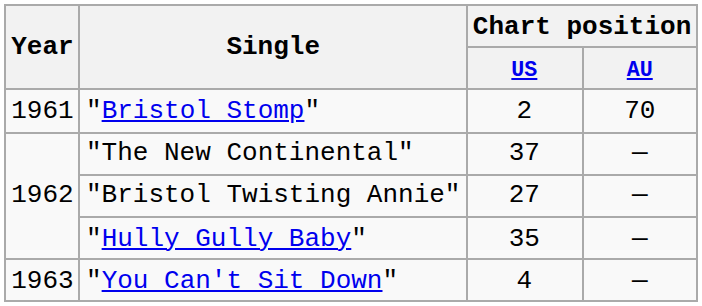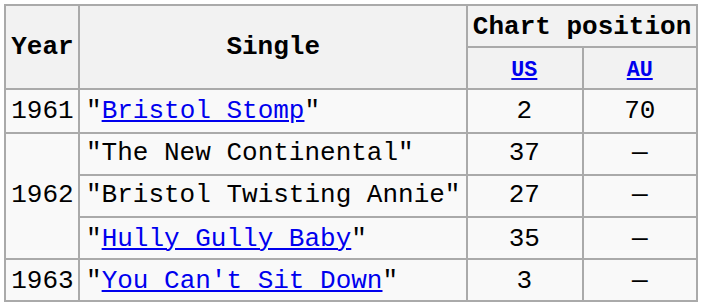(524, 280) 4 -> (524, 280) 3
